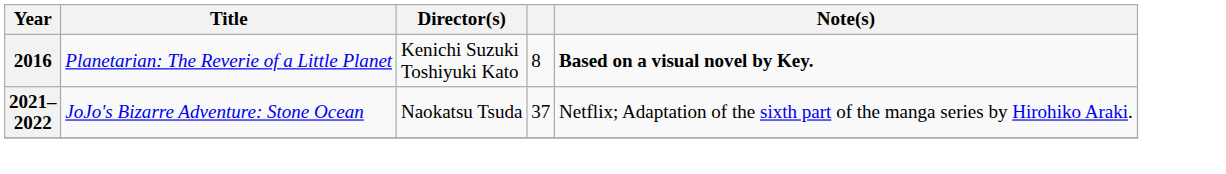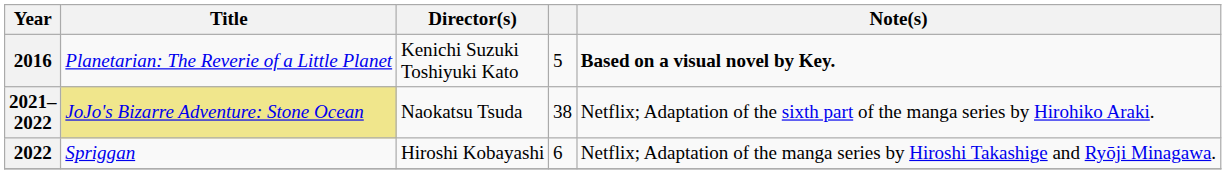(536, 60) 8 -> (558, 60) 5
(215, 112) no background -> (215, 112) khaki background
(541, 112) 37 -> (563, 112) 38
+ row: (33, 153)
